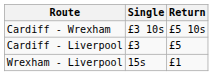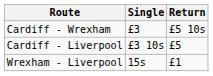(146, 29) £3 10s -> (134, 29) £3
(134, 46) £3 -> (146, 46) £3 10s
